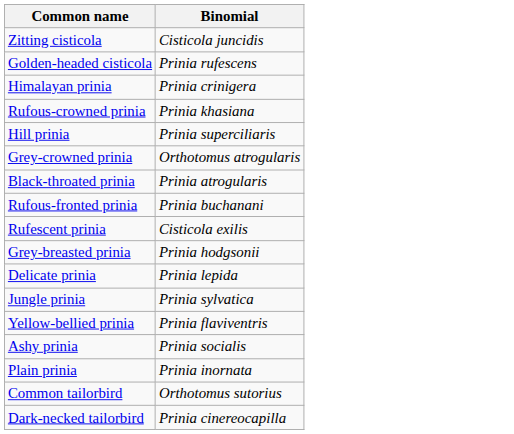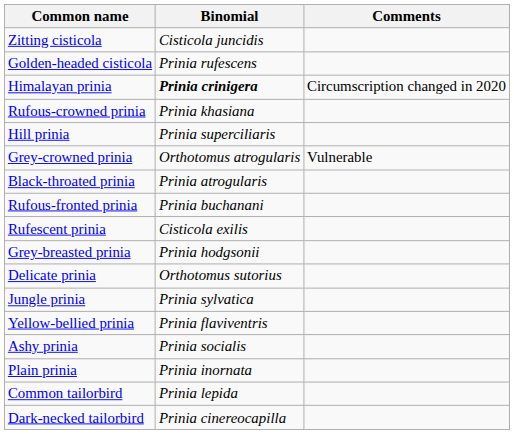+ column: (406, 16)
(208, 87) normal -> (208, 87) bold
(198, 275) Prinia lepida -> (220, 275) Orthotomus sutorius
(220, 393) Orthotomus sutorius -> (198, 393) Prinia lepida
